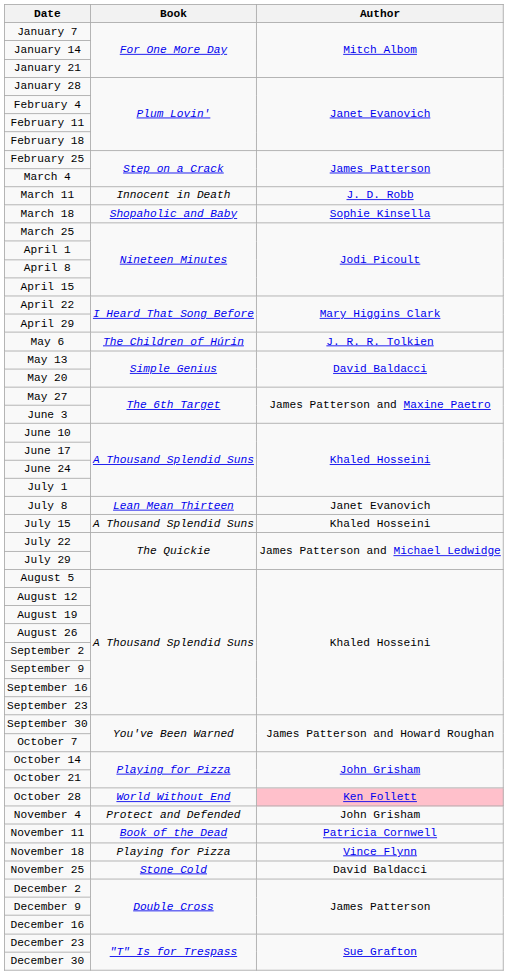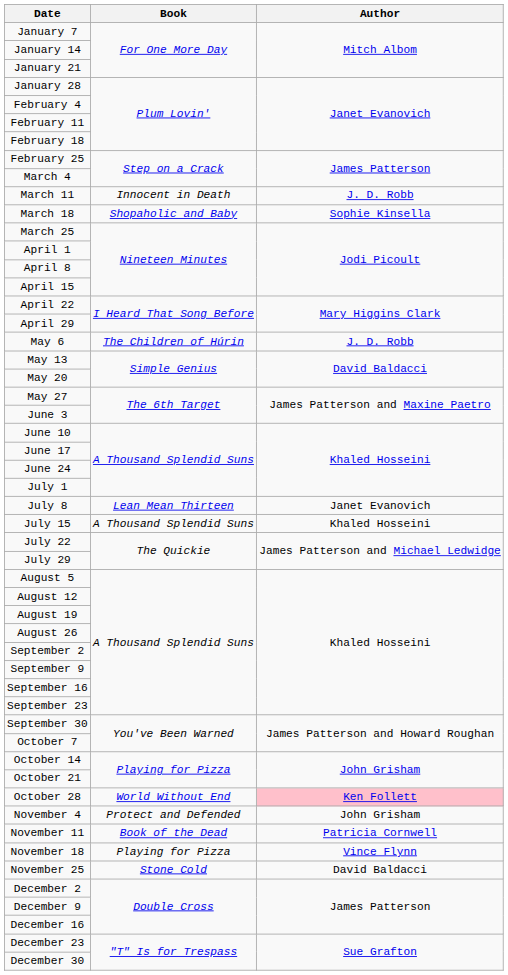(380, 342) J. R. R. Tolkien -> (380, 342) J. D. Robb
